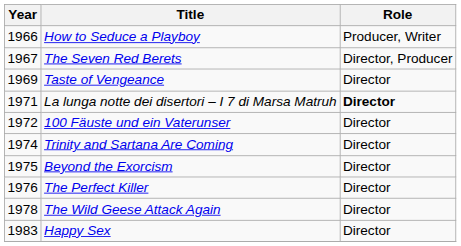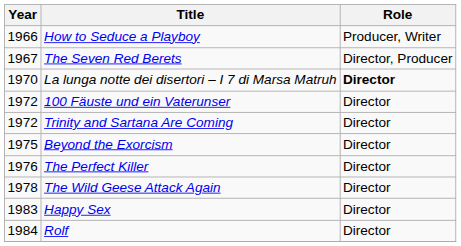- row: (104, 79)
(23, 101) 1971 -> (23, 79) 1970
(23, 144) 1974 -> (23, 123) 1972
+ row: (56, 230)
